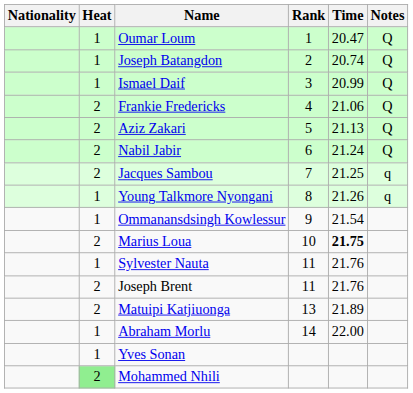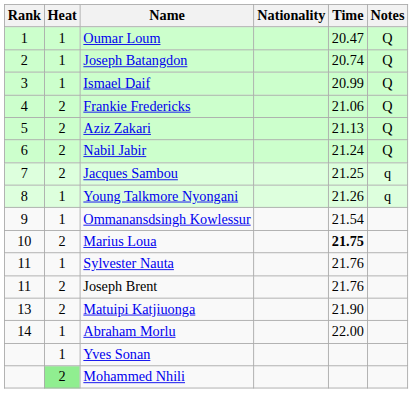columns swapped: (309, 15) <-> (42, 15)
(348, 309) 21.89 -> (348, 309) 21.90
